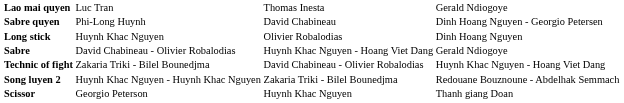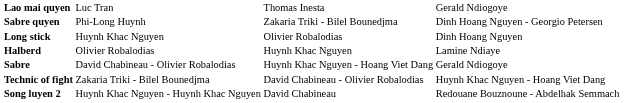(300, 22) David Chabineau -> (331, 22) Zakaria Triki - Bilel Bounedjma
+ row: (22, 50)
(331, 79) Zakaria Triki - Bilel Bounedjma -> (300, 93) David Chabineau
- row: (20, 93)
